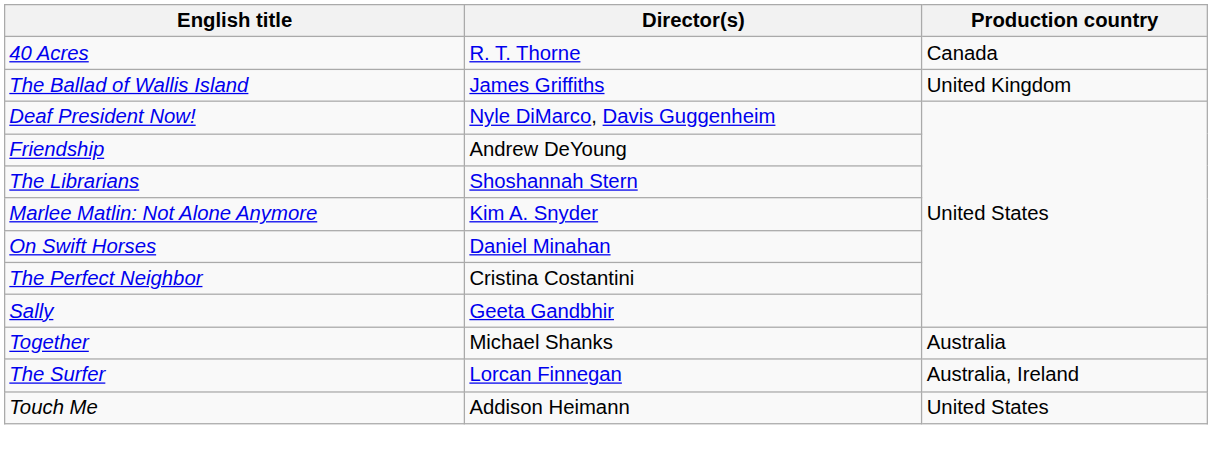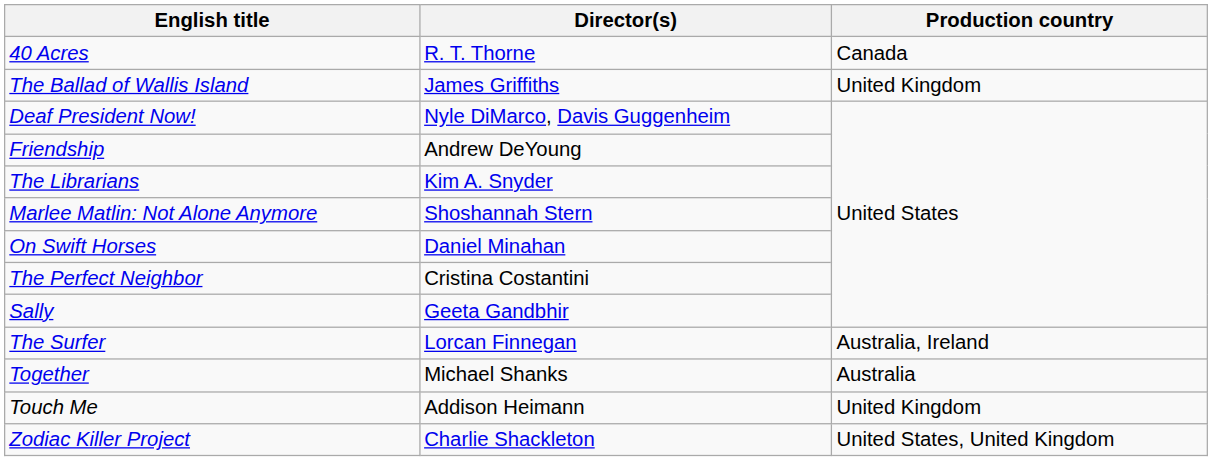(554, 181) Shoshannah Stern -> (489, 181) Kim A. Snyder
(534, 213) Kim A. Snyder -> (508, 213) Shoshannah Stern
rows swapped: (57, 375) <-> (49, 342)
(988, 407) United States -> (909, 407) United Kingdom
+ row: (100, 439)
